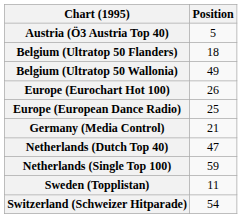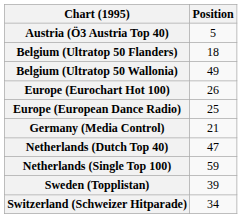(213, 185) 11 -> (213, 185) 39
(213, 204) 54 -> (213, 204) 34
